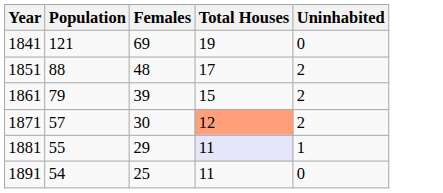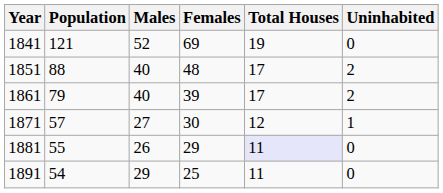+ column: (154, 17)
(207, 95) 15 -> (257, 95) 17
(207, 122) lightsalmon background -> (257, 122) no background
(301, 122) 2 -> (351, 122) 1
(301, 148) 1 -> (351, 148) 0
